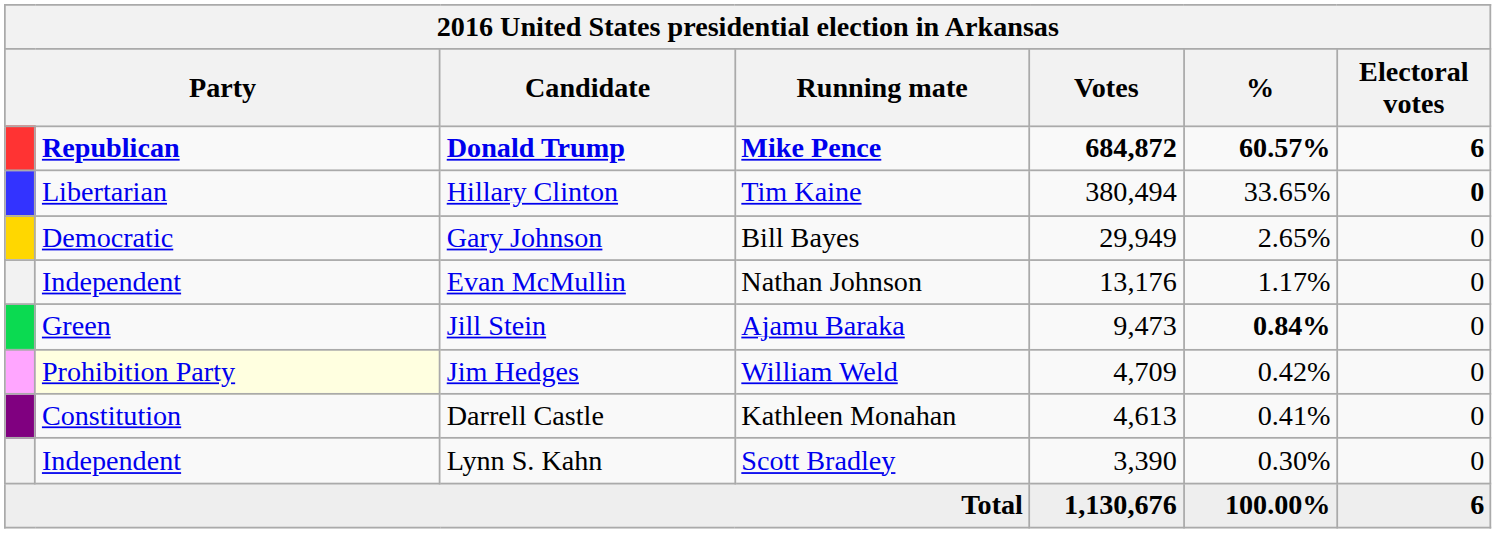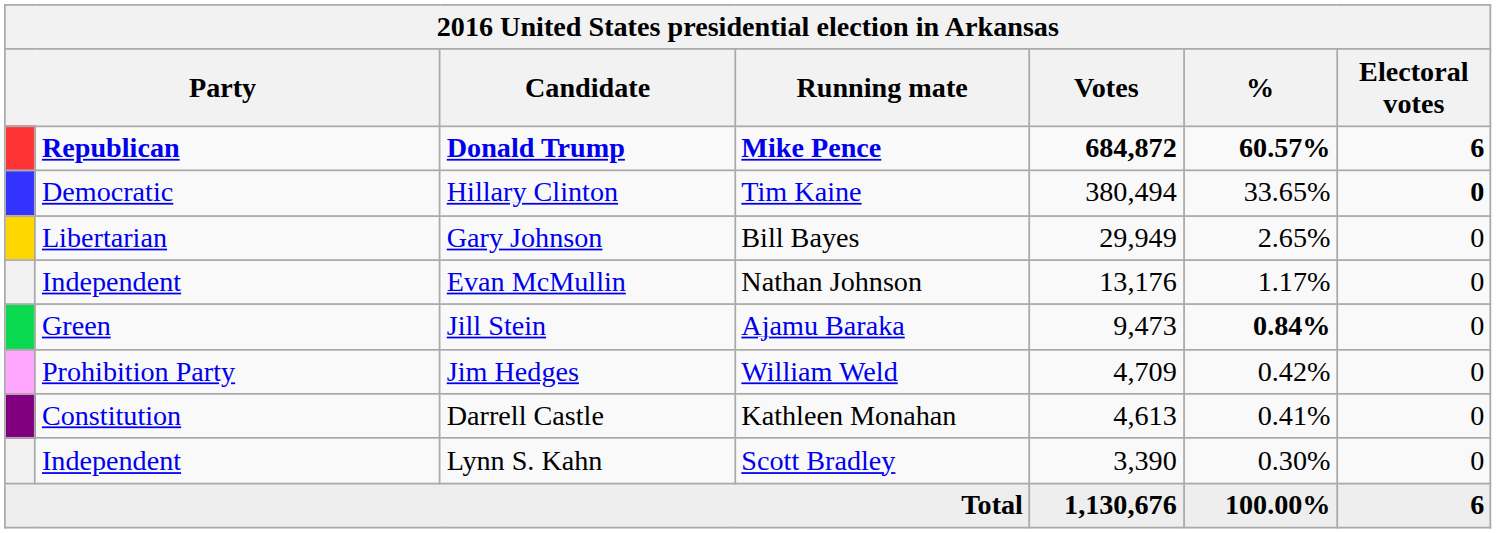(104, 192) Libertarian -> (108, 192) Democratic
(108, 237) Democratic -> (104, 237) Libertarian
(139, 371) lightyellow background -> (139, 371) no background
